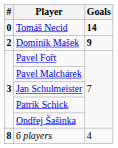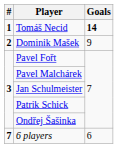(9, 27) 0 -> (9, 27) 1
(89, 43) bold -> (89, 43) normal
(9, 136) 8 -> (9, 136) 7
(89, 136) 4 -> (89, 136) 6
